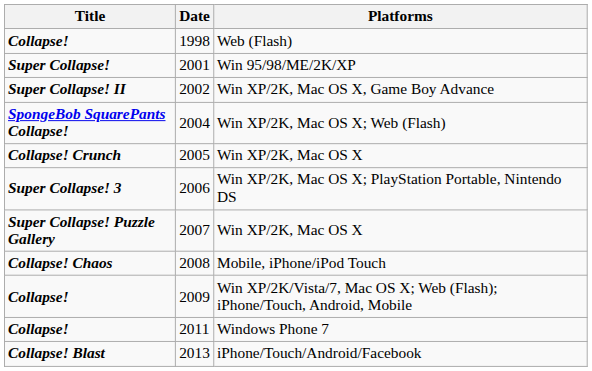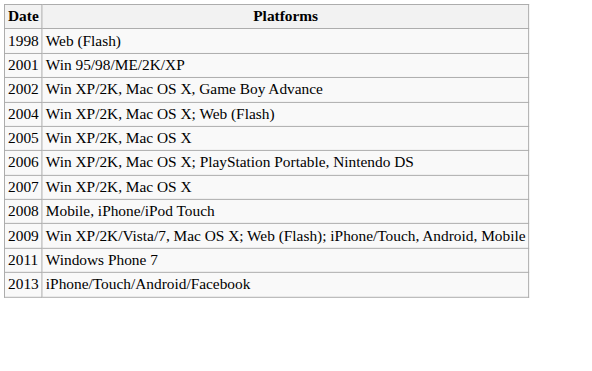- column: (90, 16)
